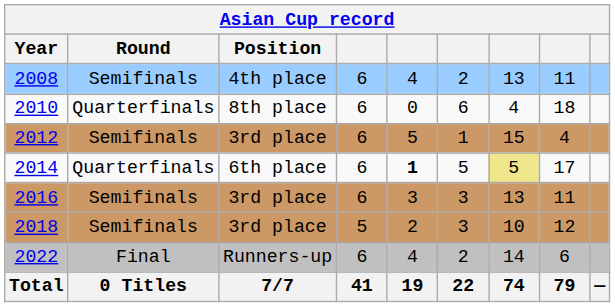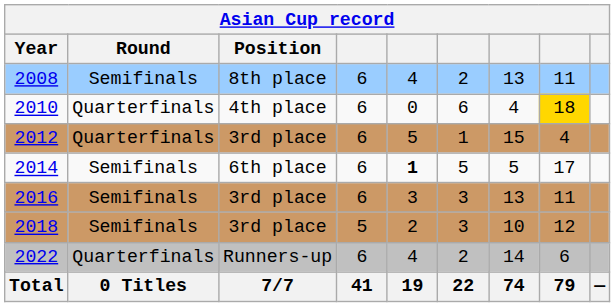(278, 79) 4th place -> (278, 79) 8th place
(278, 109) 8th place -> (278, 109) 4th place
(564, 109) no background -> (564, 109) gold background
(143, 138) Semifinals -> (143, 138) Quarterfinals
(143, 168) Quarterfinals -> (143, 168) Semifinals
(514, 168) khaki background -> (514, 168) no background
(143, 257) Final -> (143, 257) Quarterfinals
